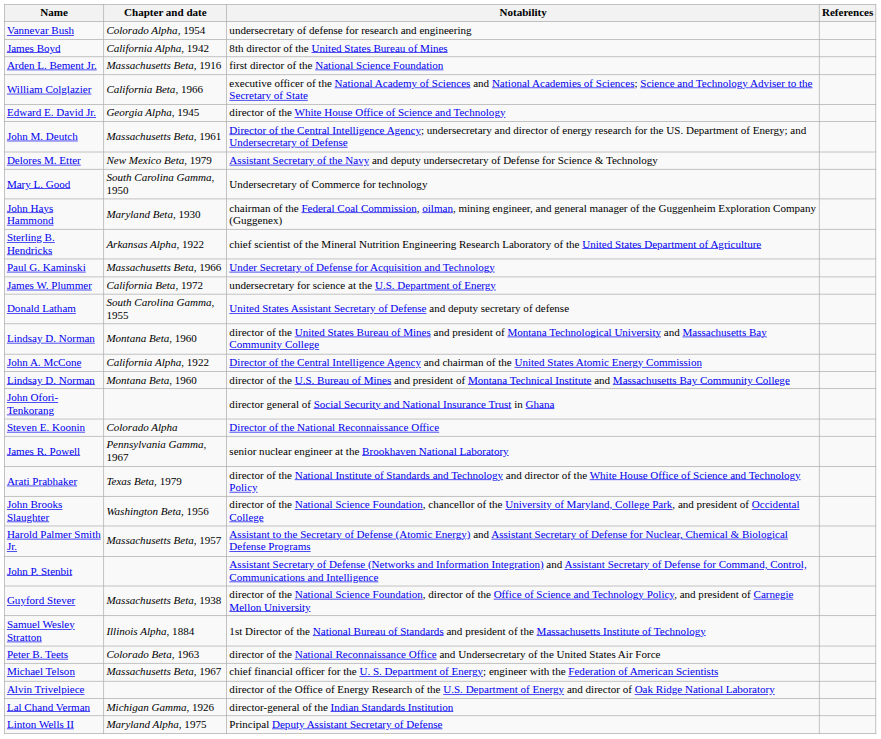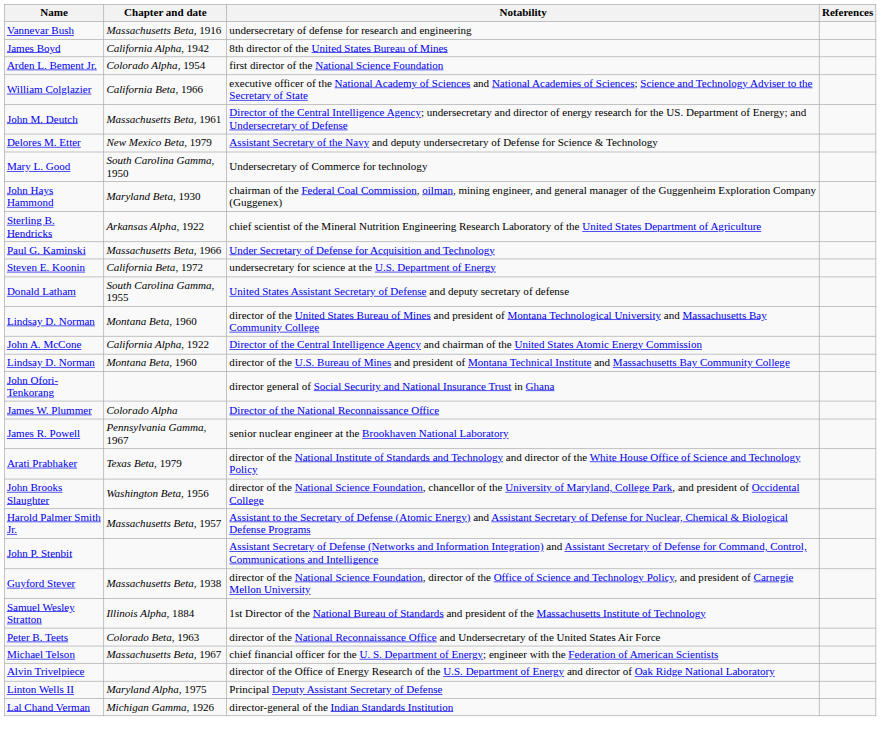(156, 30) Colorado Alpha, 1954 -> (164, 30) Massachusetts Beta, 1916
(164, 65) Massachusetts Beta, 1916 -> (156, 65) Colorado Alpha, 1954
- row: (367, 113)
(49, 285) James W. Plummer -> (46, 267) Steven E. Koonin
(46, 427) Steven E. Koonin -> (49, 410) James W. Plummer
rows swapped: (341, 707) <-> (336, 724)
